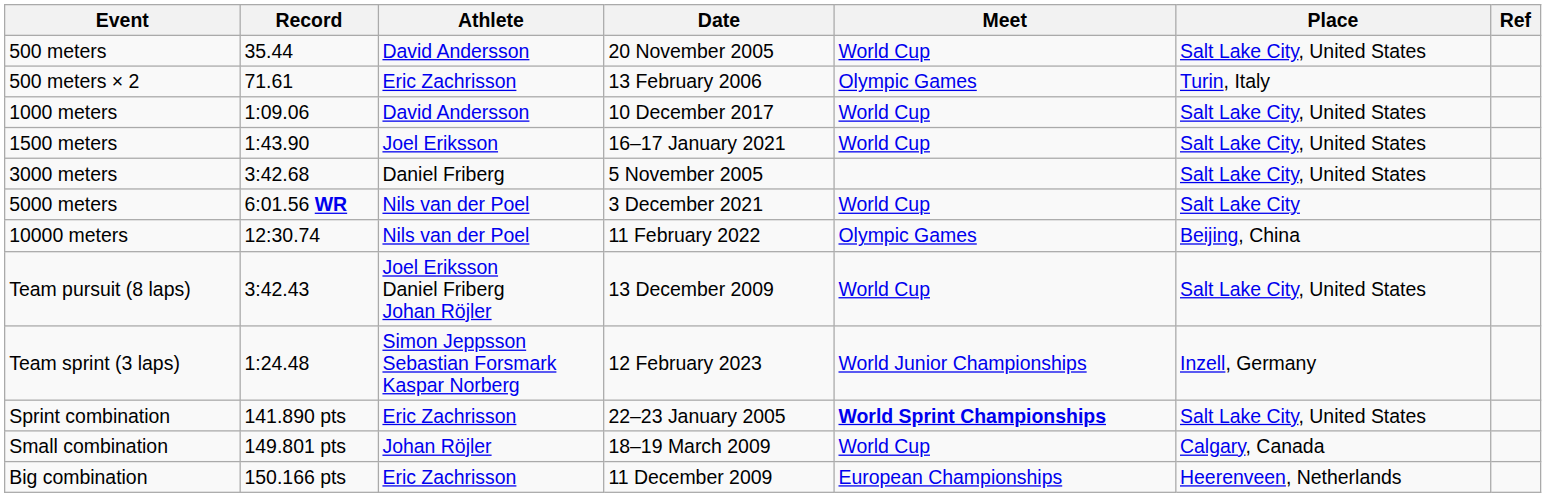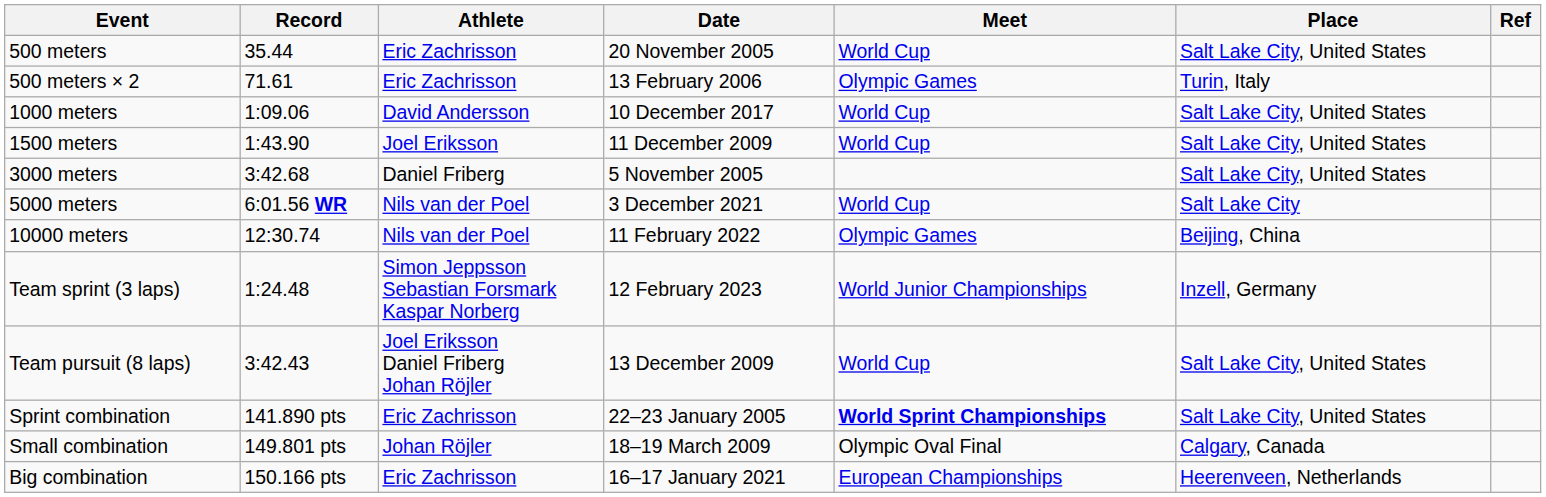(456, 51) David Andersson -> (449, 51) Eric Zachrisson
(697, 143) 16–17 January 2021 -> (690, 143) 11 December 2009
rows swapped: (95, 363) <-> (100, 288)
(884, 446) World Cup -> (920, 446) Olympic Oval Final
(690, 477) 11 December 2009 -> (697, 477) 16–17 January 2021
